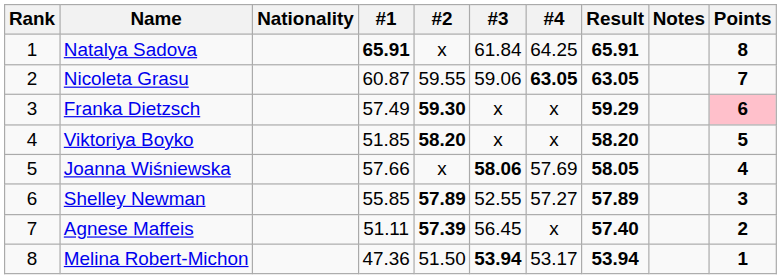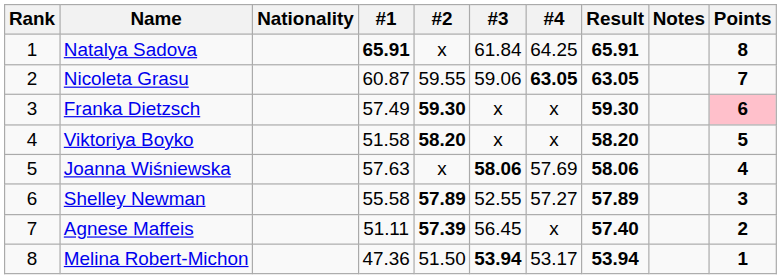(615, 109) 59.29 -> (615, 109) 59.30
(386, 139) 51.85 -> (386, 139) 51.58
(386, 169) 57.66 -> (386, 169) 57.63
(615, 169) 58.05 -> (615, 169) 58.06
(386, 199) 55.85 -> (386, 199) 55.58
